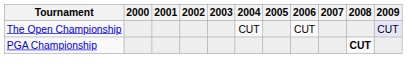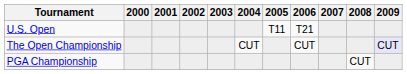+ row: (31, 29)
(360, 45) bold -> (360, 62) normal
